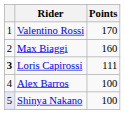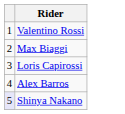- column: (103, 13)
(9, 66) bold -> (9, 66) normal
